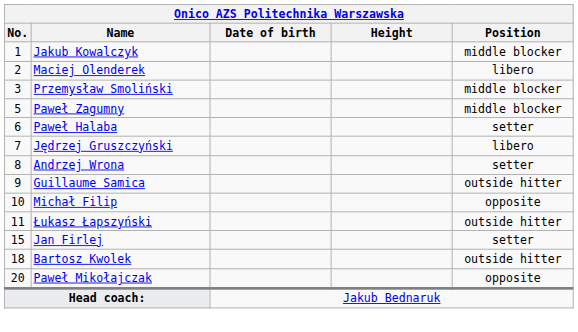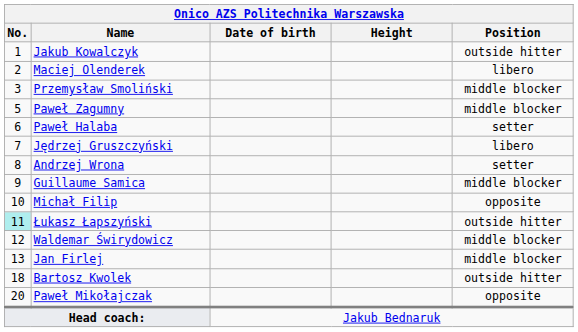(513, 52) middle blocker -> (513, 52) outside hitter
(513, 184) outside hitter -> (513, 184) middle blocker
(18, 221) no background -> (18, 221) paleturquoise background
+ row: (103, 240)
(18, 240) 15 -> (18, 259) 13
(513, 240) setter -> (513, 259) middle blocker
